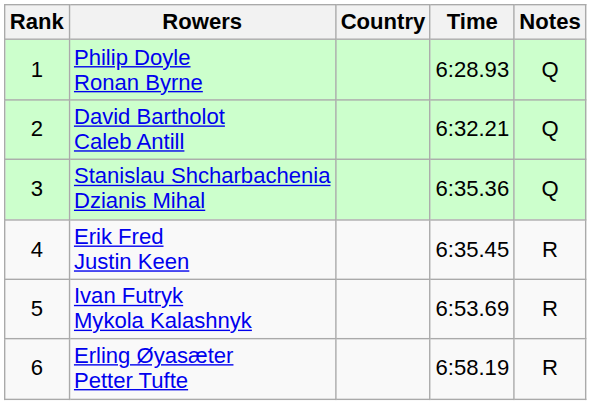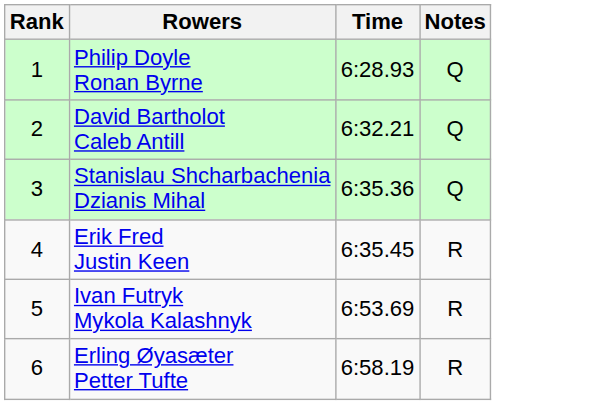- column: (383, 22)
